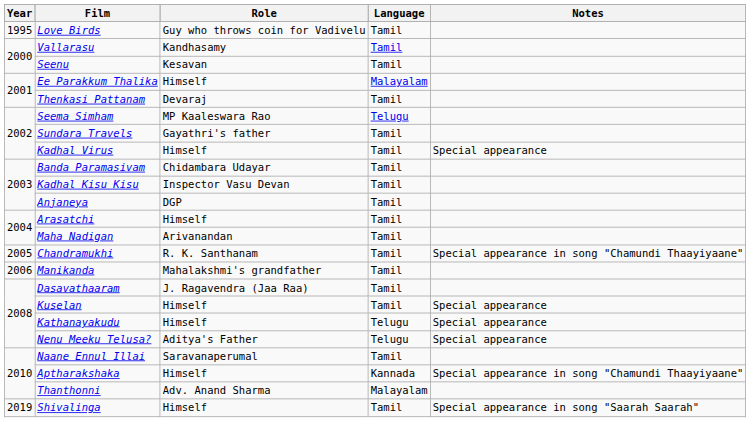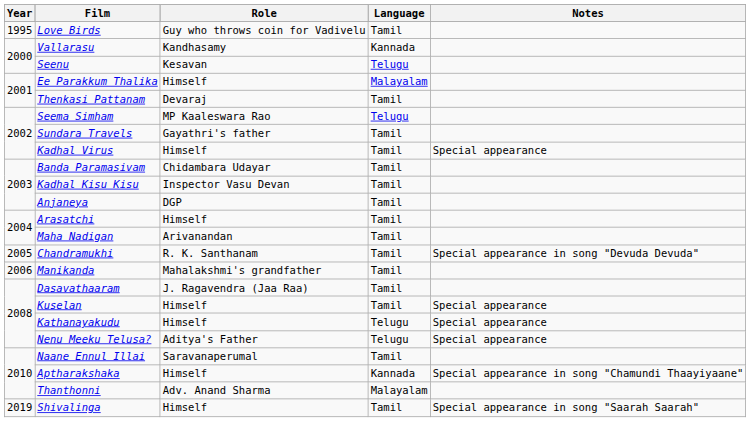(386, 47) Tamil -> (393, 47) Kannada
(386, 64) Tamil -> (390, 64) Telugu
(588, 253) Special appearance in song "Chamundi Thaayiyaane" -> (566, 253) Special appearance in song "Devuda Devuda"
